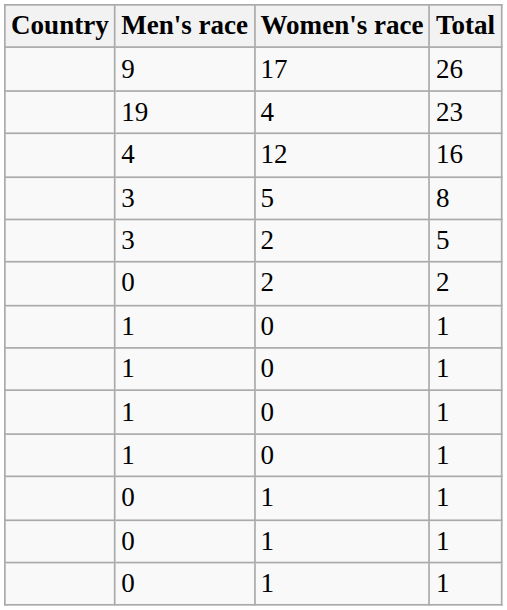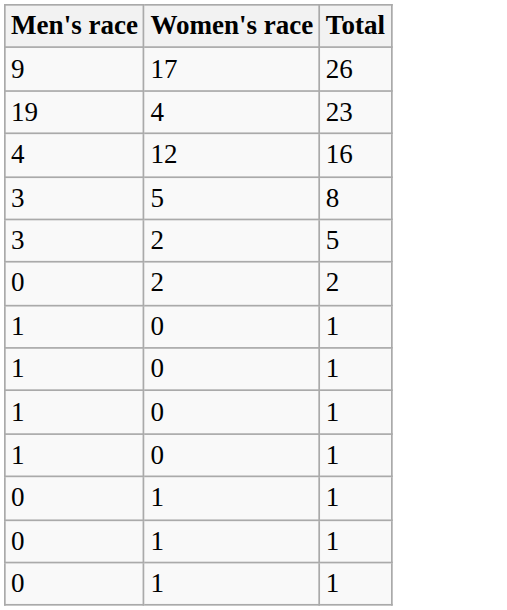- column: (60, 25)
